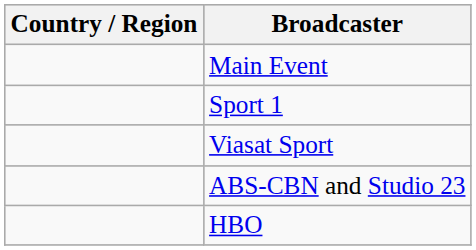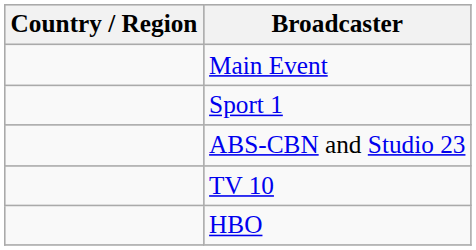- row: (271, 144)
+ row: (242, 184)
